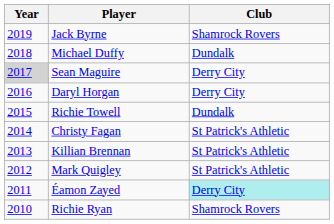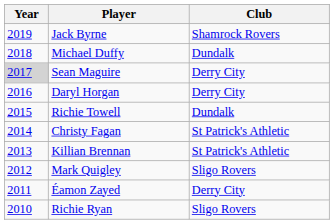(241, 170) St Patrick's Athletic -> (224, 170) Sligo Rovers
(218, 190) paleturquoise background -> (218, 190) no background
(236, 209) Shamrock Rovers -> (224, 209) Sligo Rovers
